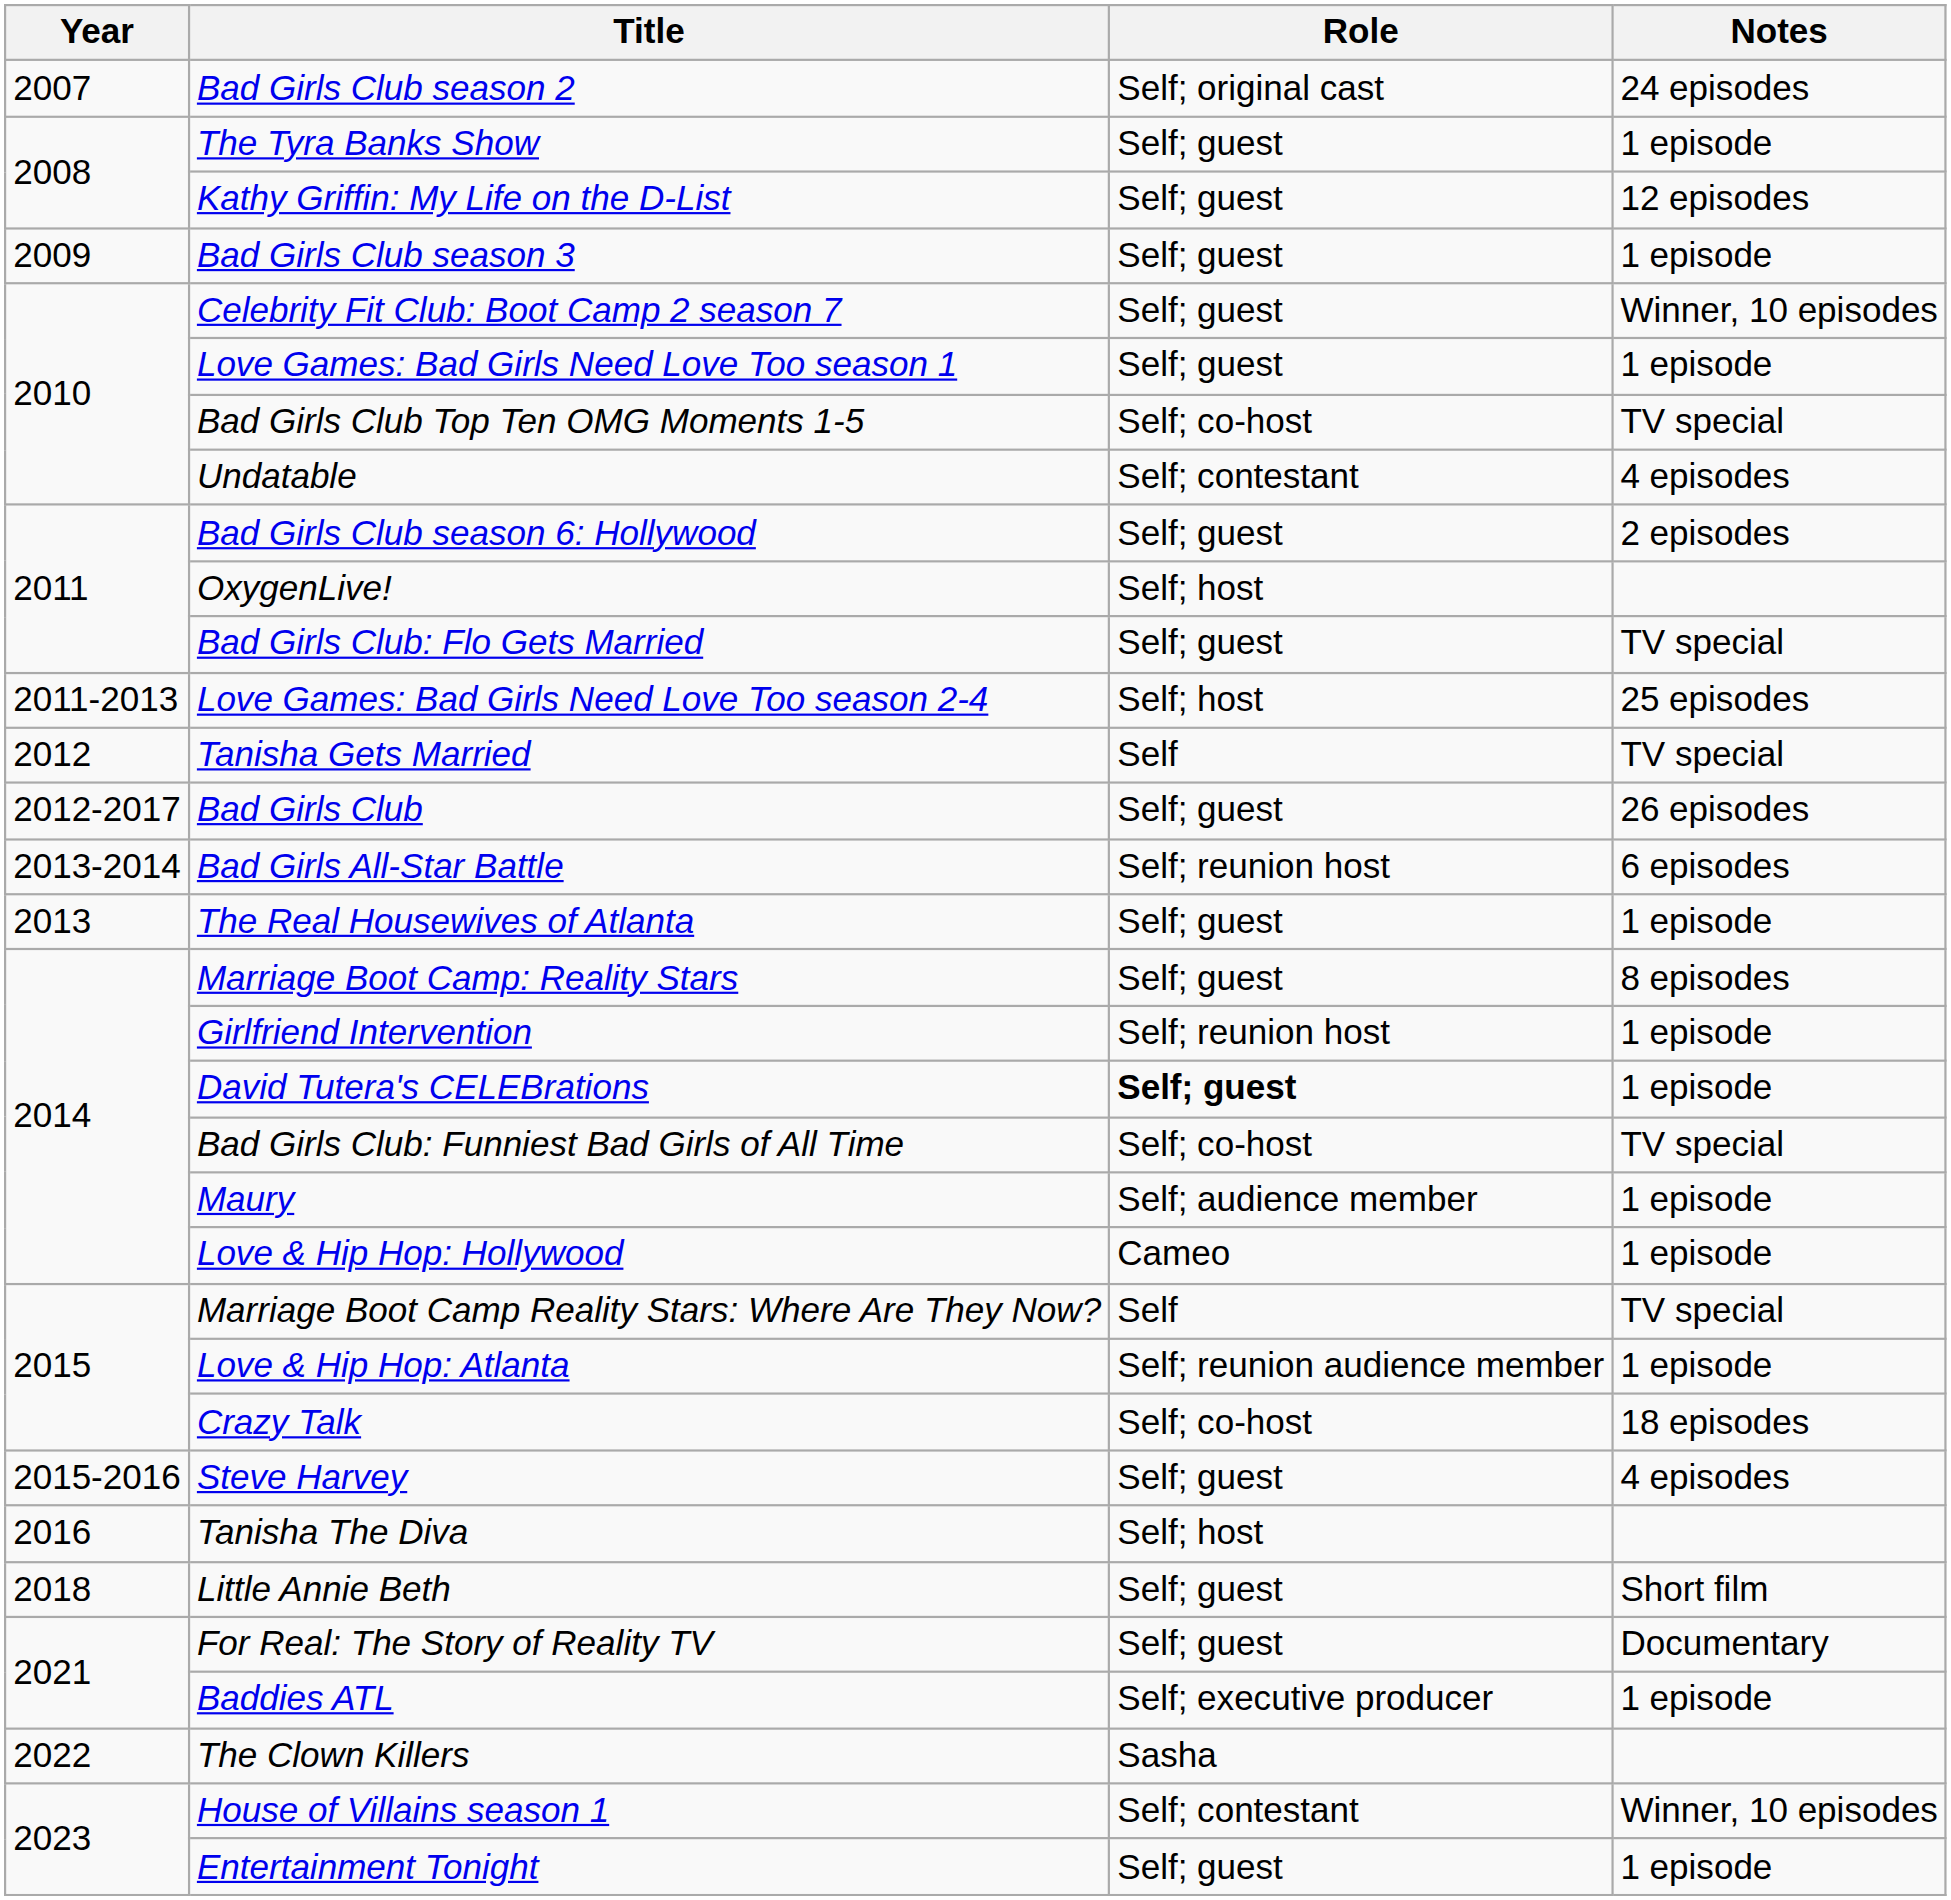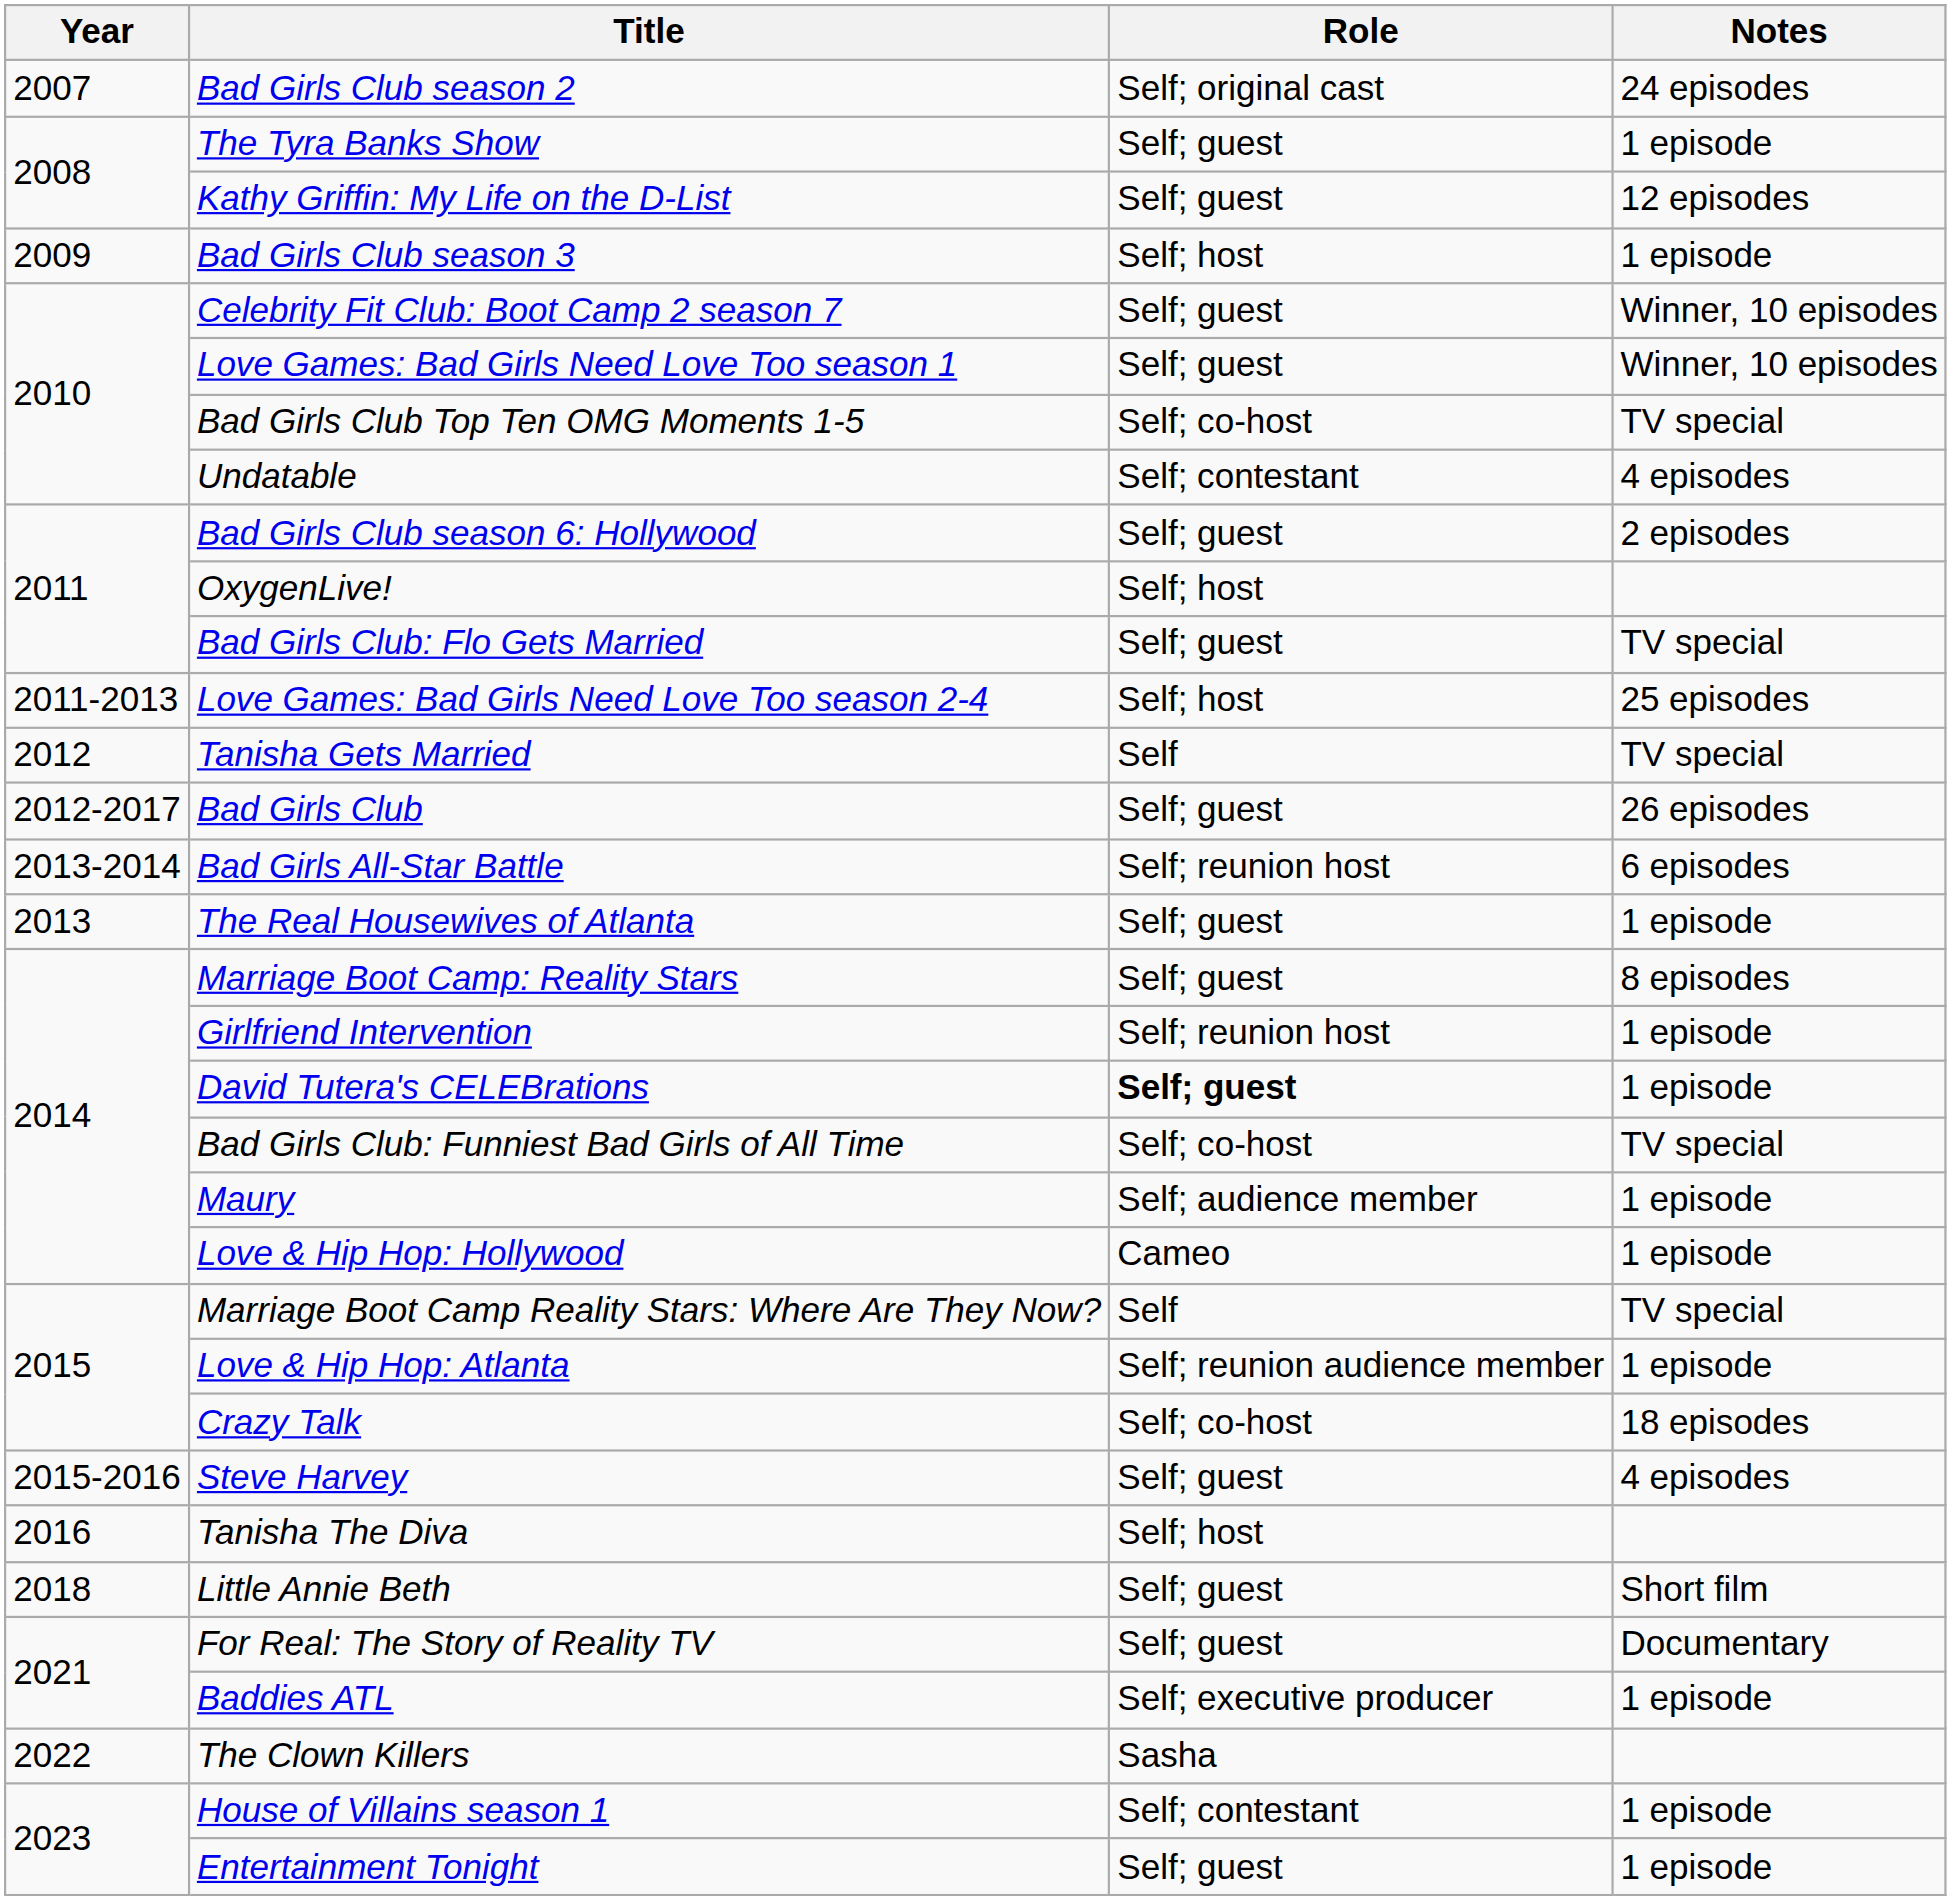(1200, 254) Self; guest -> (1190, 254) Self; host
(1696, 365) 1 episode -> (1779, 365) Winner, 10 episodes
(1779, 1810) Winner, 10 episodes -> (1696, 1810) 1 episode
